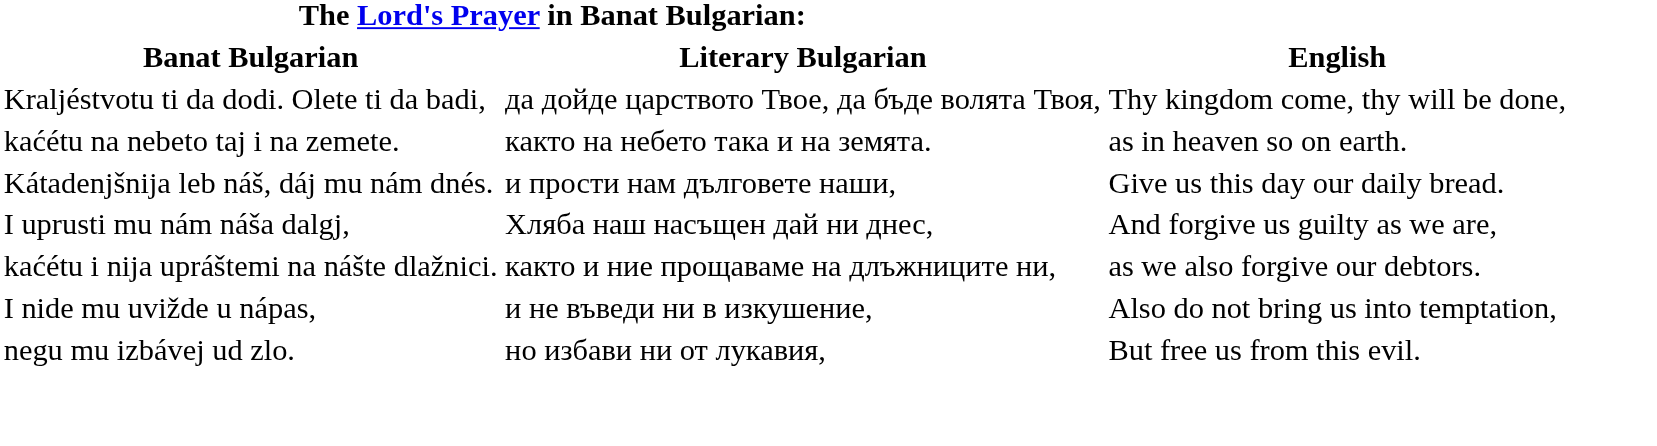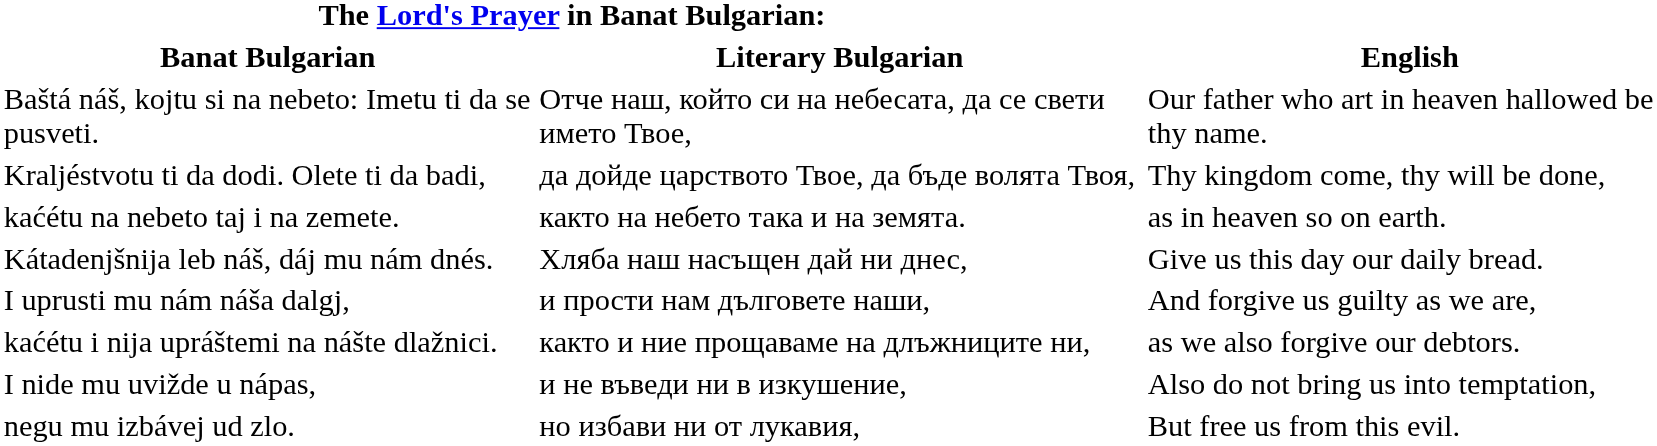+ row: (267, 116)
(701, 182) и прости нам дълговете наши, -> (753, 258) Хляба наш насъщен дай ни днес,
(719, 224) Хляба наш насъщен дай ни днес, -> (735, 300) и прости нам дълговете наши,
